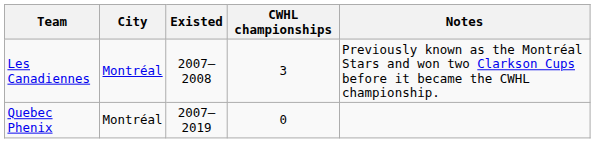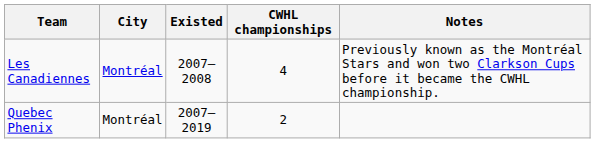(283, 71) 3 -> (283, 71) 4
(283, 120) 0 -> (283, 120) 2
